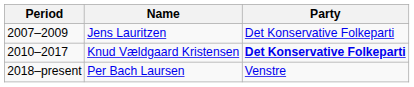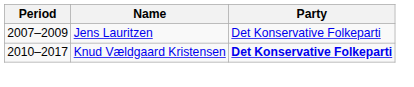- row: (136, 71)
